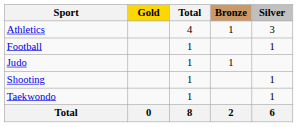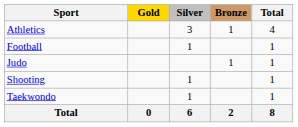columns swapped: (272, 12) <-> (190, 12)
